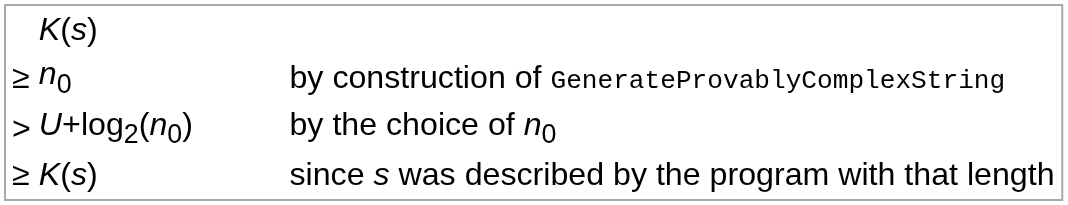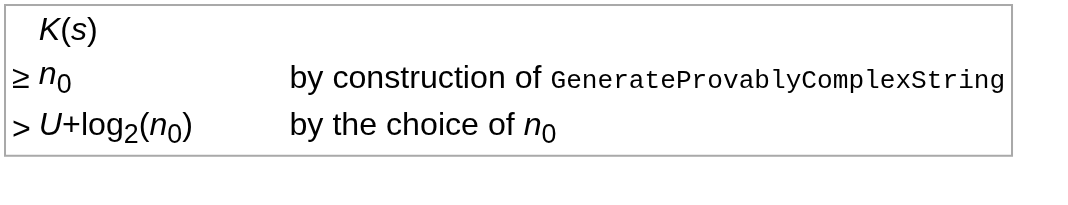- row: (68, 175)
